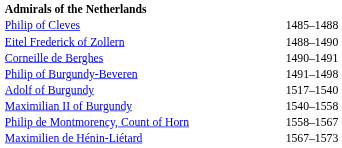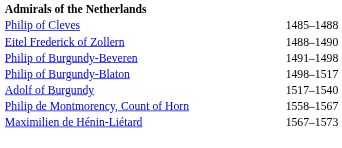- row: (54, 58)
+ row: (67, 74)
- row: (69, 106)
